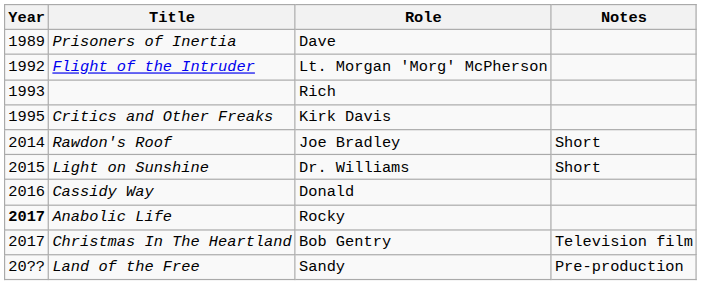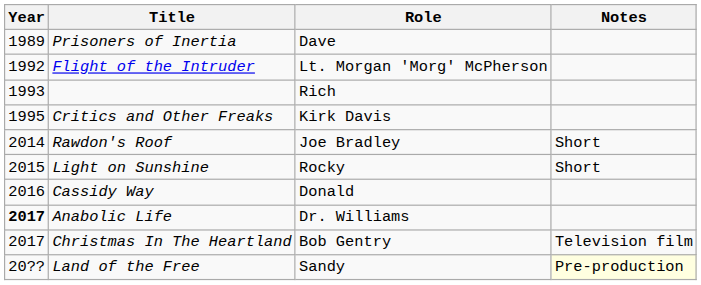(354, 167) Dr. Williams -> (322, 167) Rocky
(322, 217) Rocky -> (354, 217) Dr. Williams
(619, 267) no background -> (619, 267) lightyellow background
